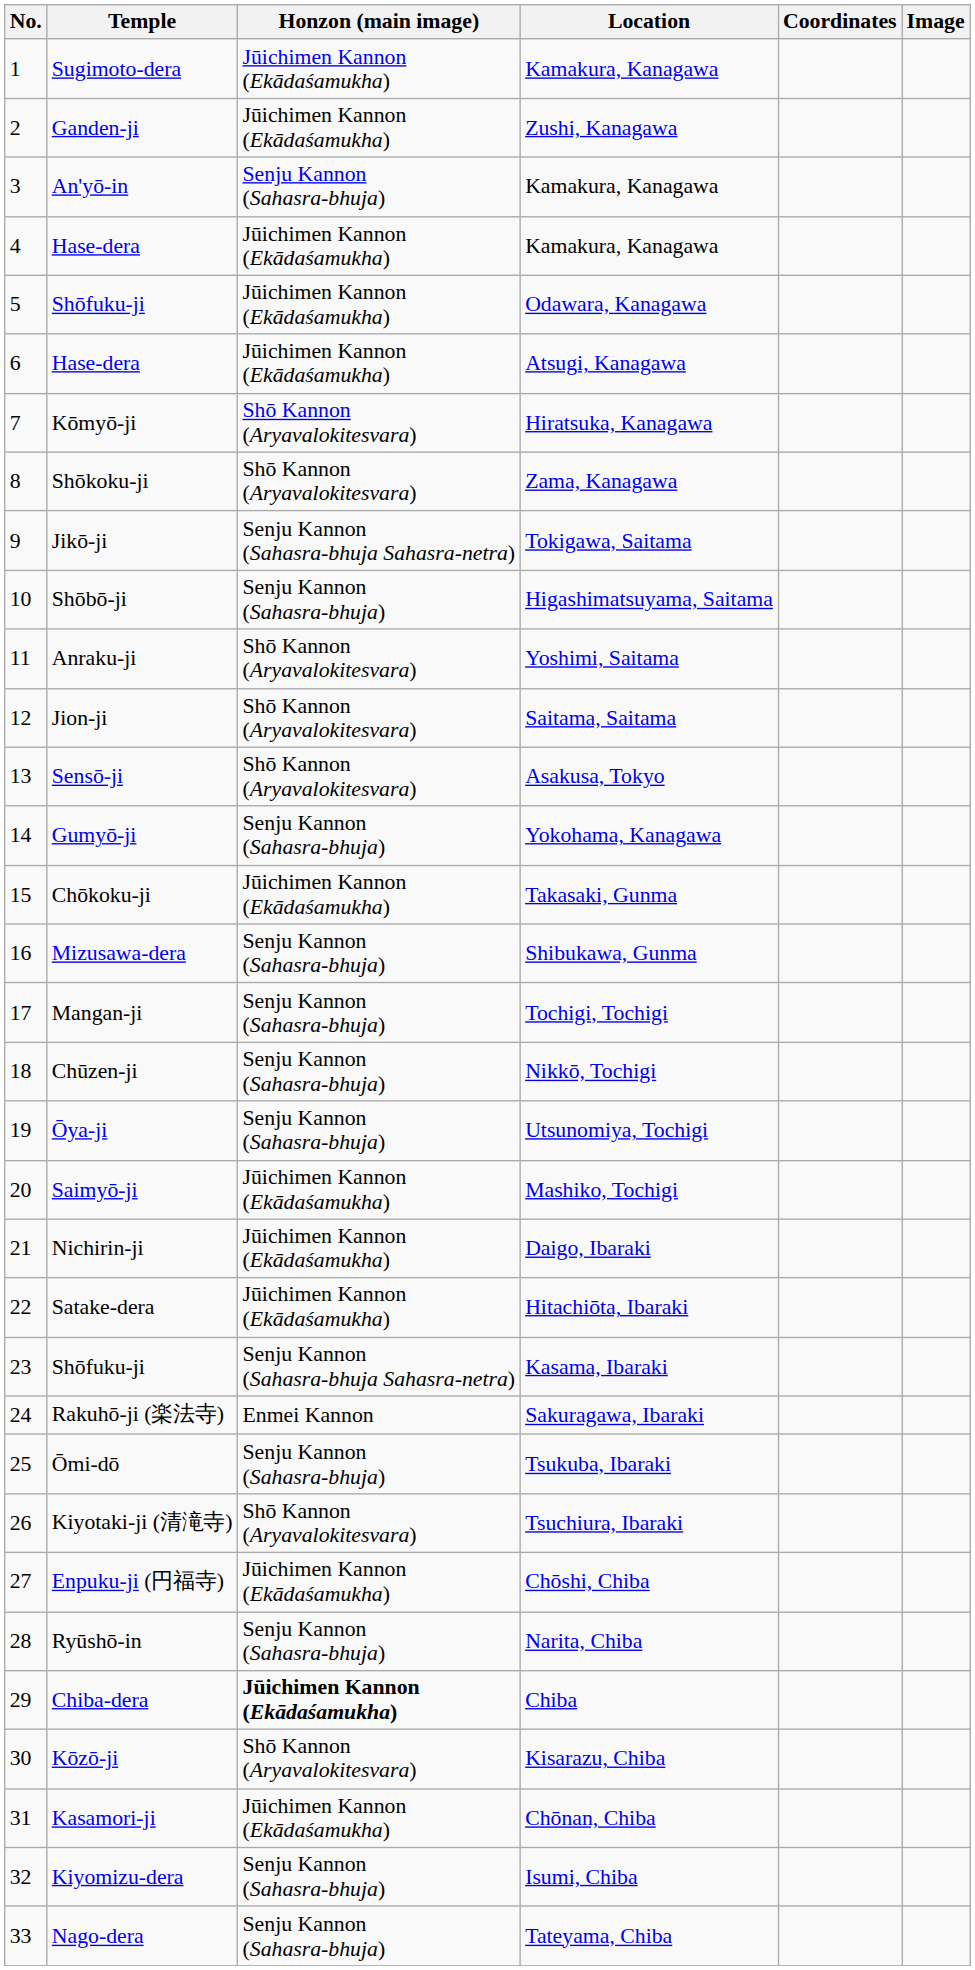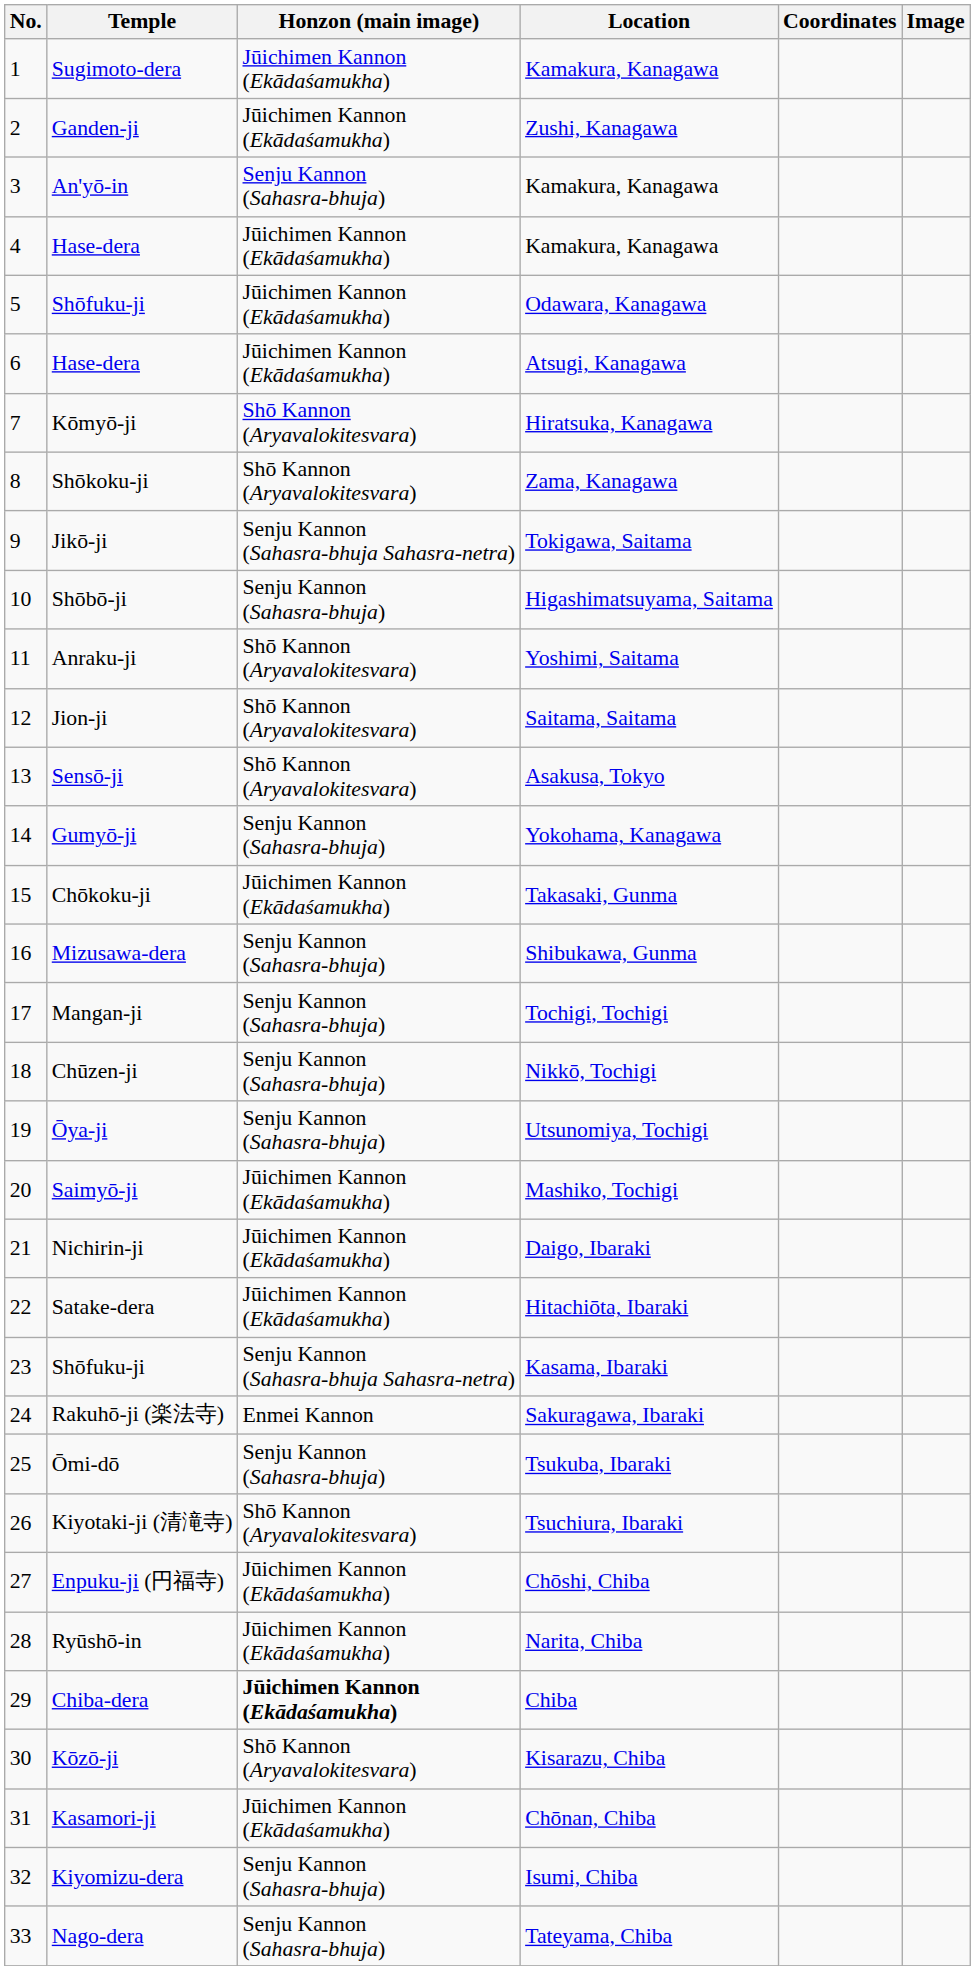(314, 1640) Senju Kannon (Sahasra-bhuja) -> (324, 1640) Jūichimen Kannon (Ekādaśamukha)
